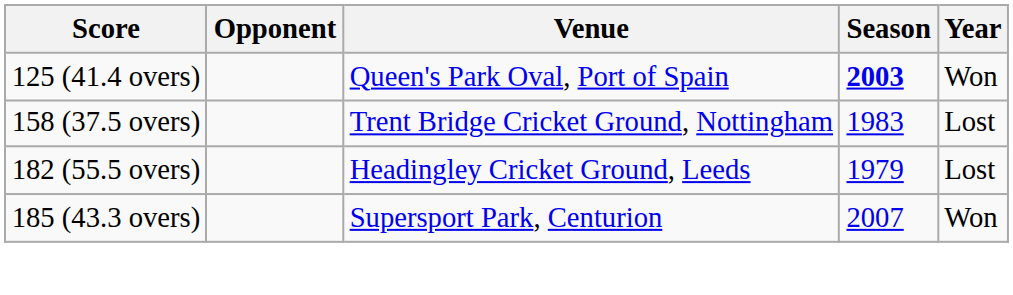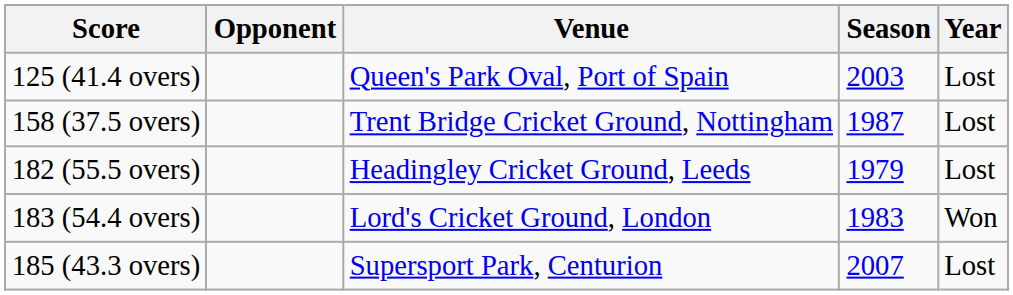(875, 75) bold -> (875, 75) normal
(971, 75) Won -> (970, 75) Lost
(875, 123) 1983 -> (875, 123) 1987
+ row: (106, 217)
(971, 217) Won -> (970, 264) Lost
